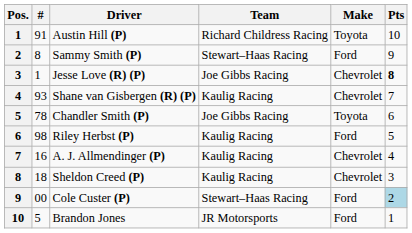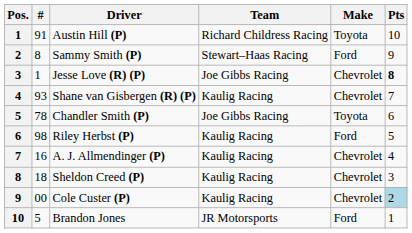(255, 197) Stewart–Haas Racing -> (237, 197) Kaulig Racing
(345, 197) Ford -> (358, 197) Chevrolet
